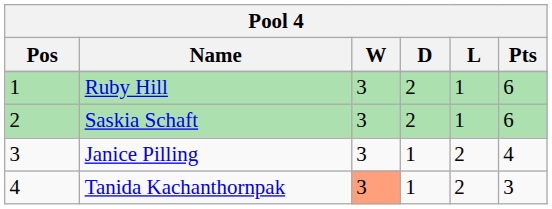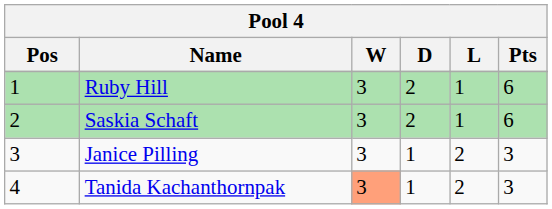(508, 154) 4 -> (508, 154) 3
